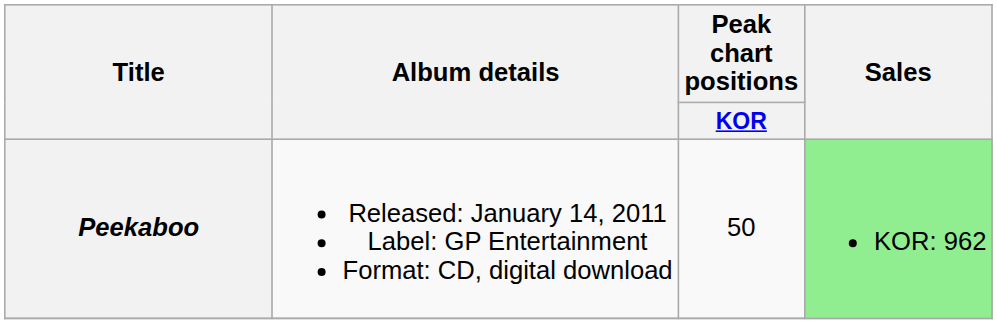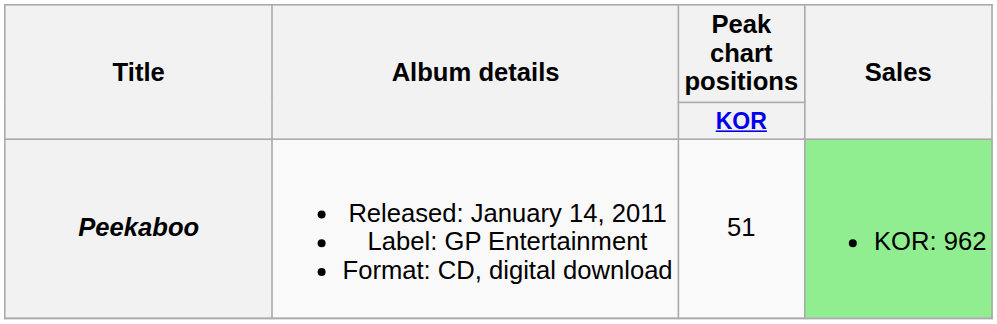(741, 228) 50 -> (741, 228) 51
